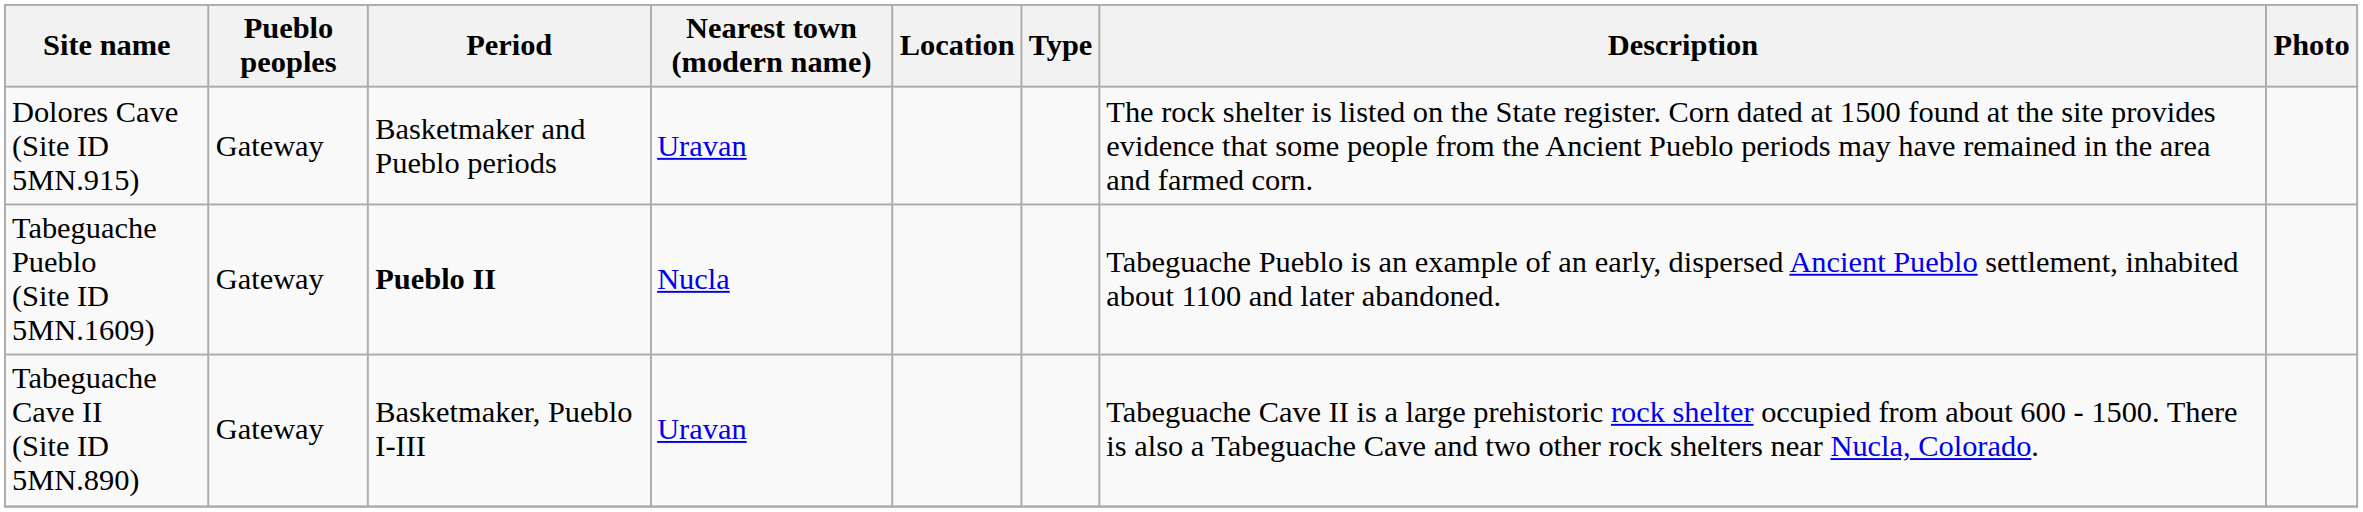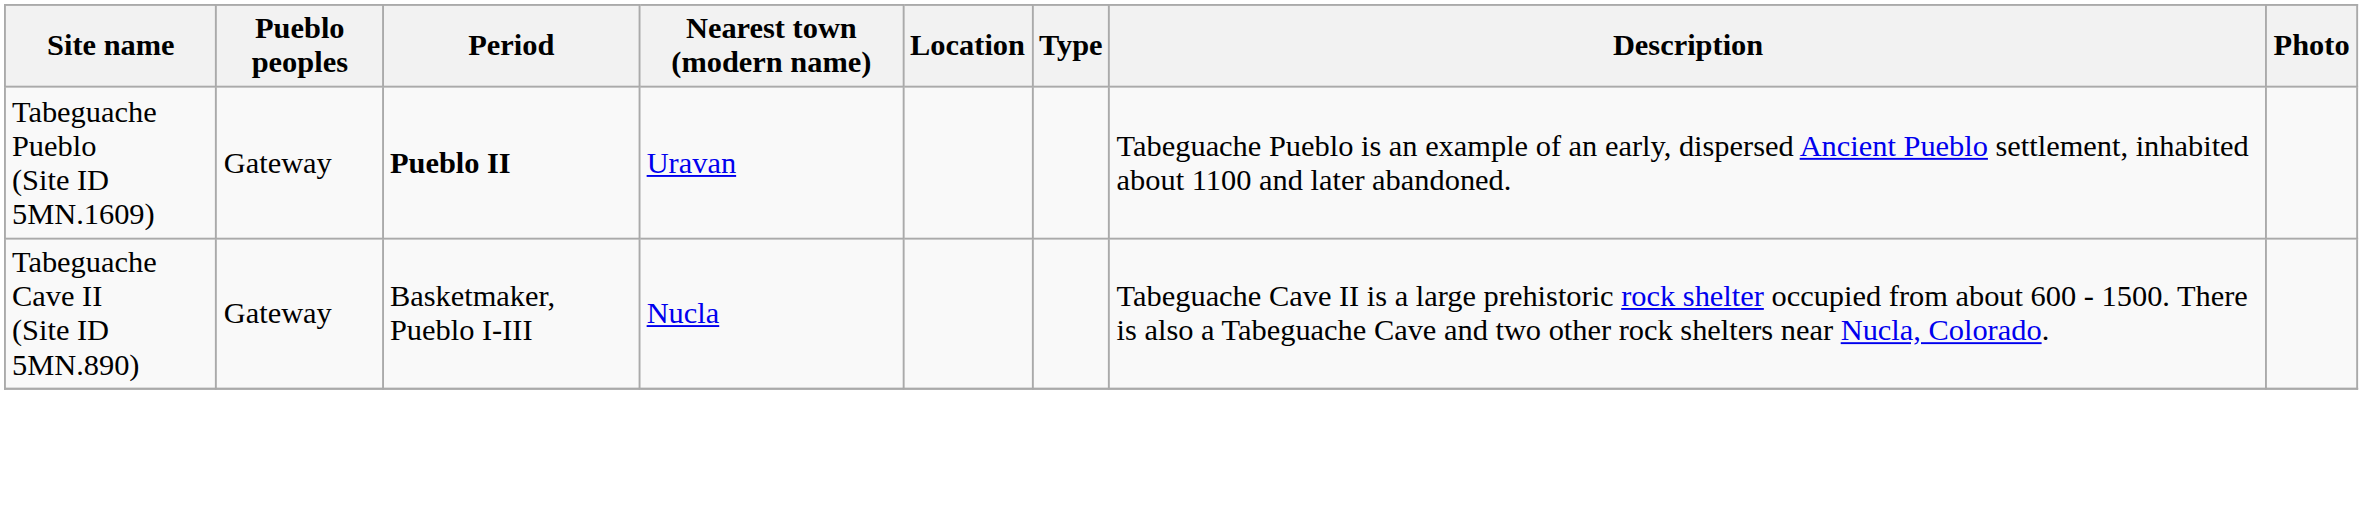- row: (95, 145)
(693, 278) Nucla -> (691, 162) Uravan
(702, 429) Uravan -> (683, 313) Nucla
